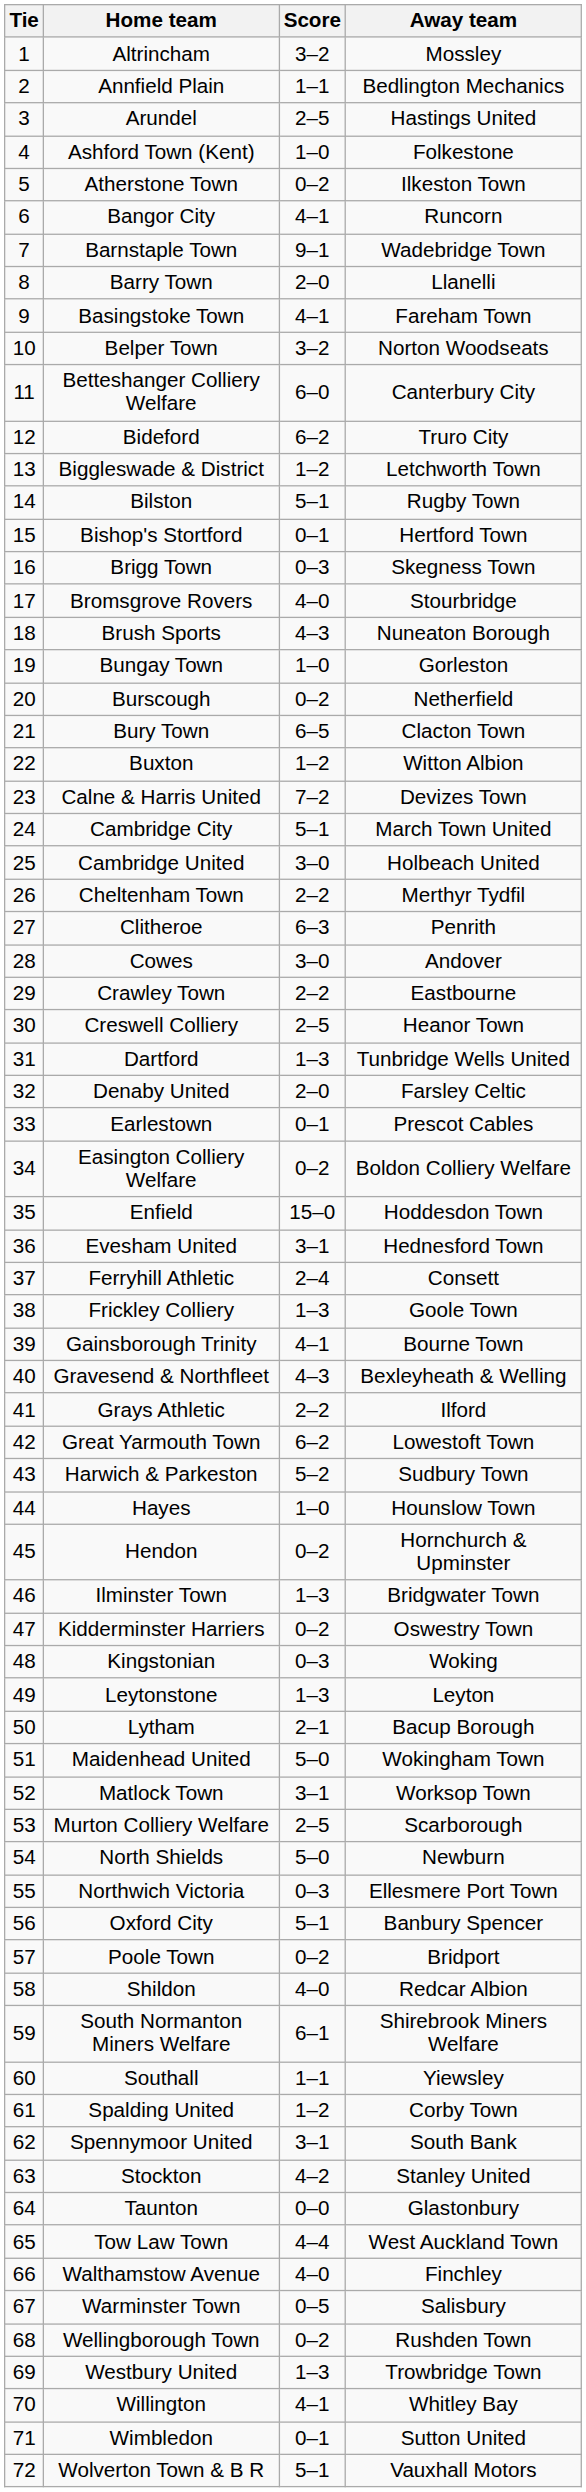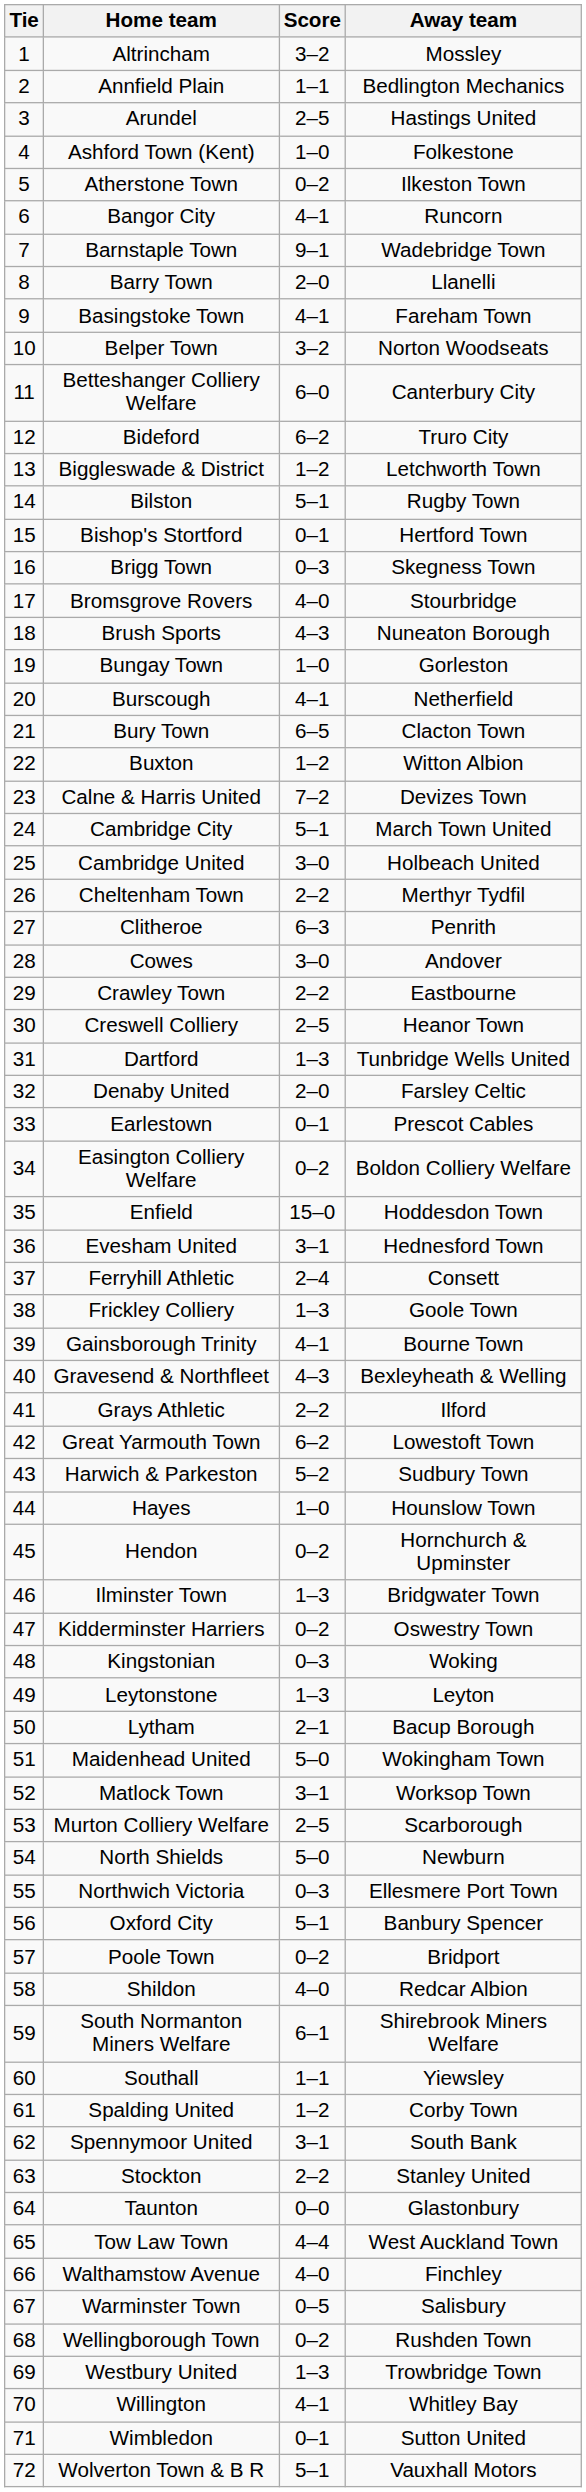(312, 698) 0–2 -> (312, 698) 4–1
(312, 2175) 4–2 -> (312, 2175) 2–2
